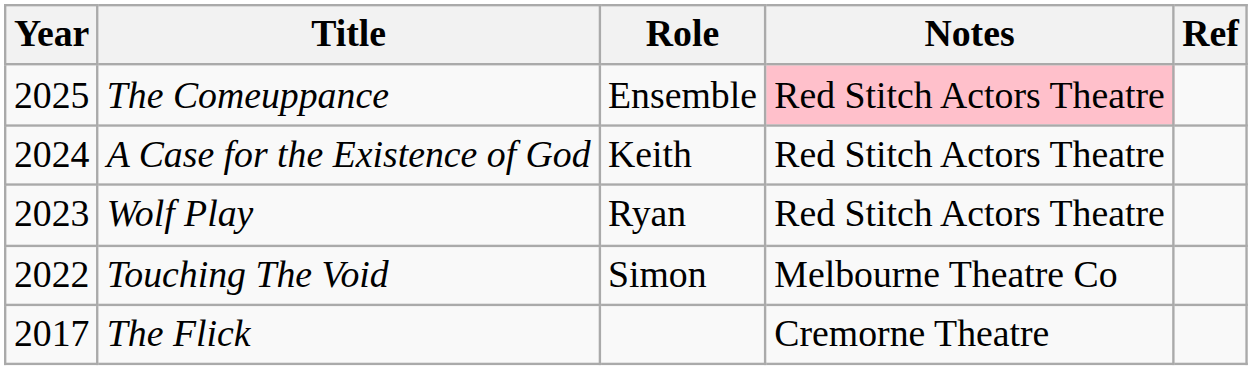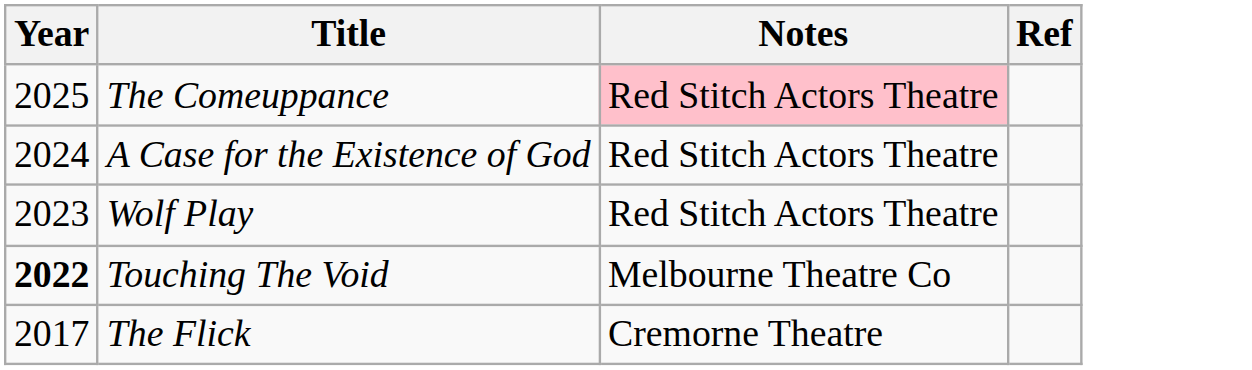- column: (682, 34)
(52, 273) normal -> (52, 273) bold
